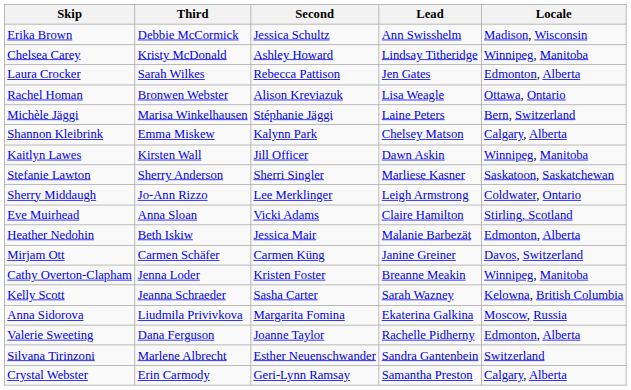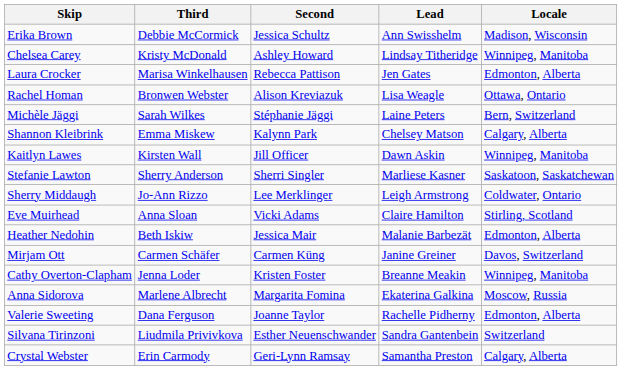(171, 74) Sarah Wilkes -> (193, 74) Marisa Winkelhausen
(193, 114) Marisa Winkelhausen -> (171, 114) Sarah Wilkes
- row: (36, 295)
(190, 315) Liudmila Privivkova -> (182, 295) Marlene Albrecht
(182, 355) Marlene Albrecht -> (190, 335) Liudmila Privivkova
